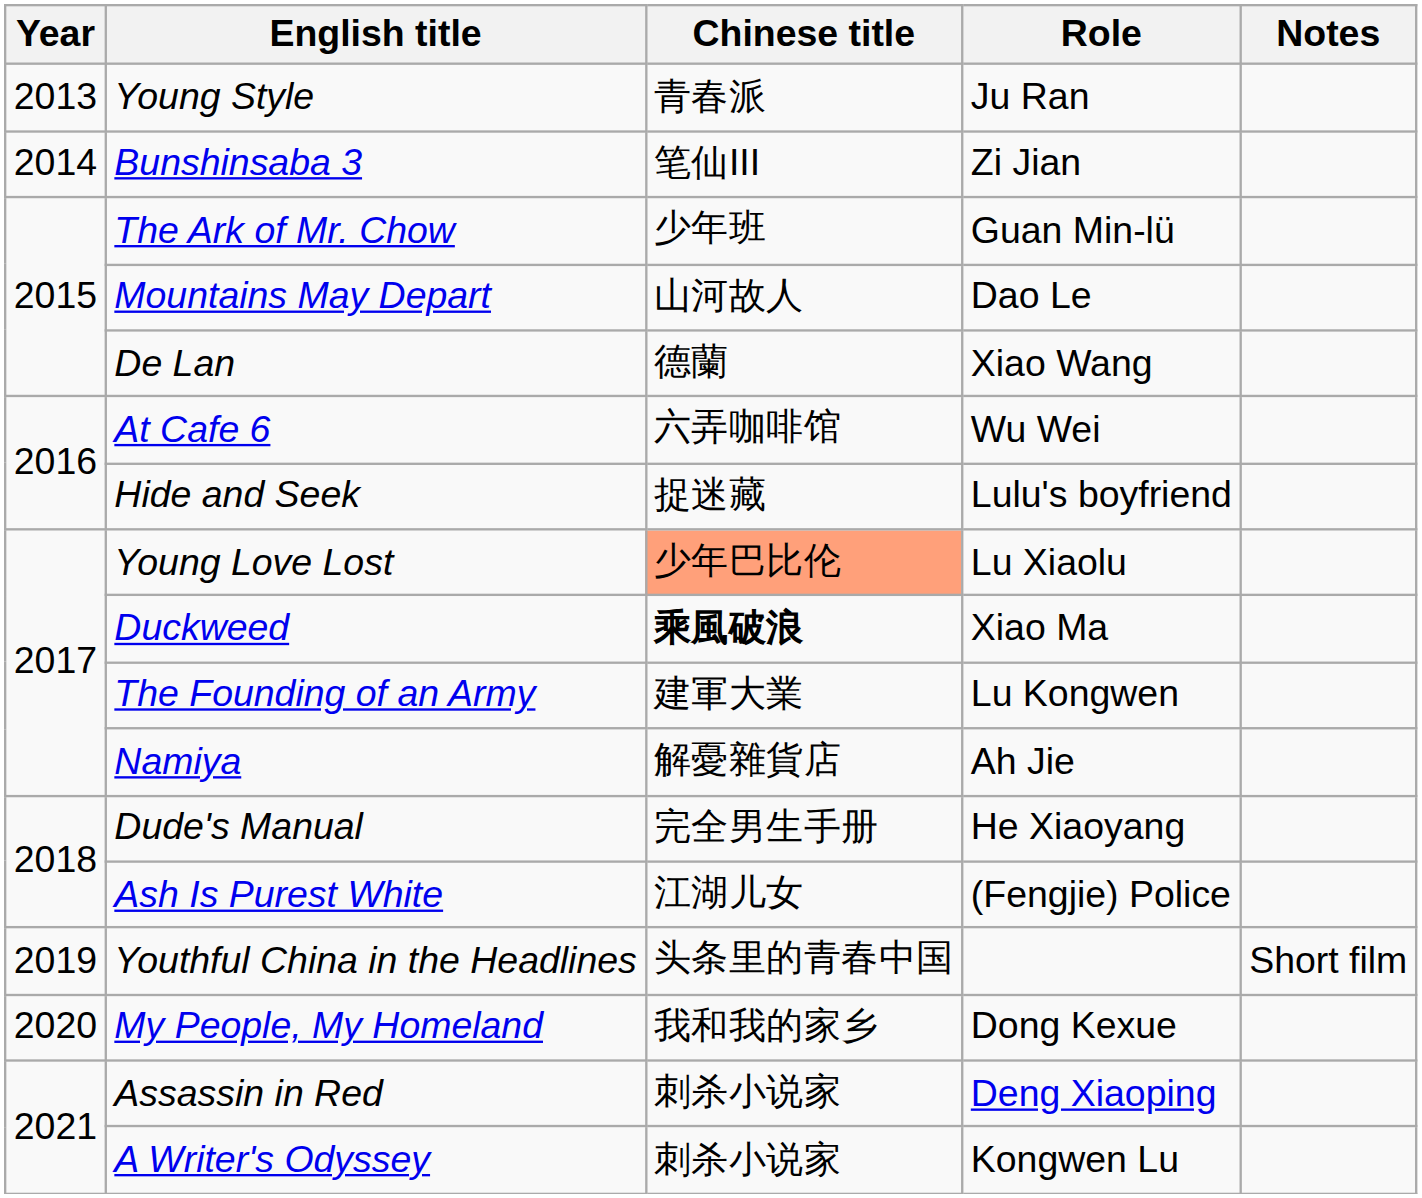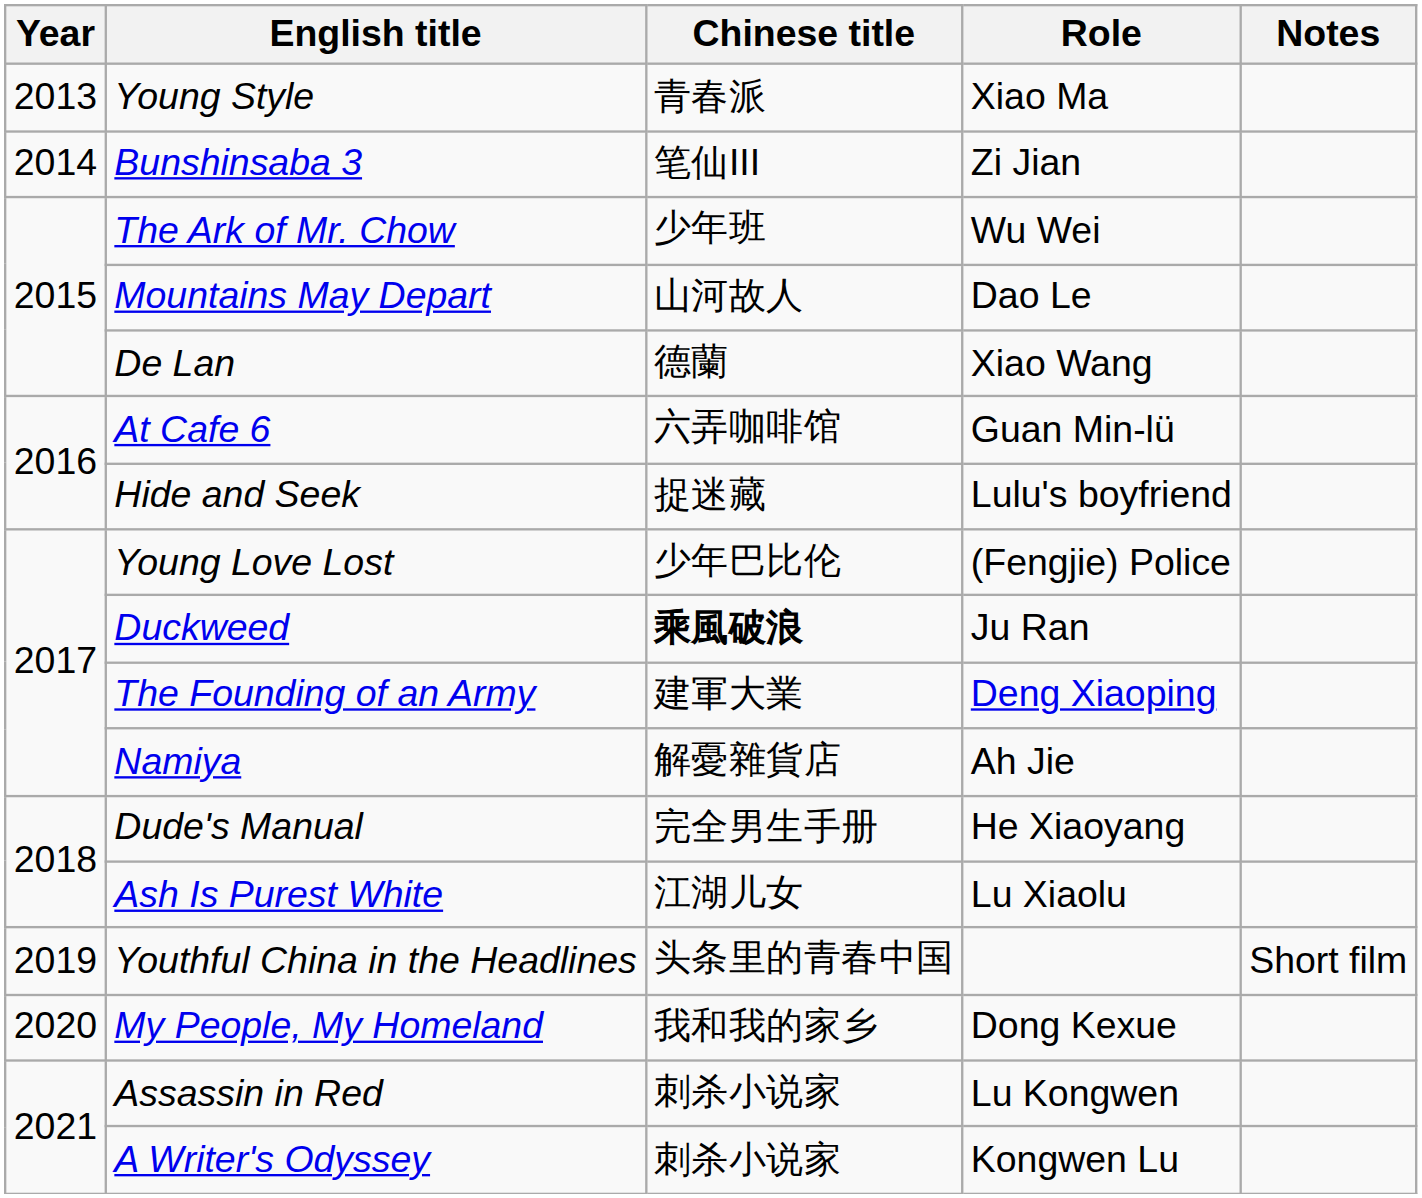(1030, 97) Ju Ran -> (1040, 97) Xiao Ma
(1073, 229) Guan Min-lü -> (1036, 229) Wu Wei
(1036, 429) Wu Wei -> (1073, 429) Guan Min-lü
(748, 560) lightsalmon background -> (748, 560) no background
(1049, 561) Lu Xiaolu -> (1101, 561) (Fengjie) Police
(1040, 628) Xiao Ma -> (1030, 628) Ju Ran
(1075, 694) Lu Kongwen -> (1094, 694) Deng Xiaoping
(1101, 893) (Fengjie) Police -> (1049, 893) Lu Xiaolu
(1094, 1093) Deng Xiaoping -> (1075, 1093) Lu Kongwen
